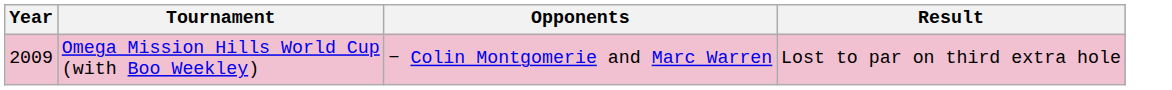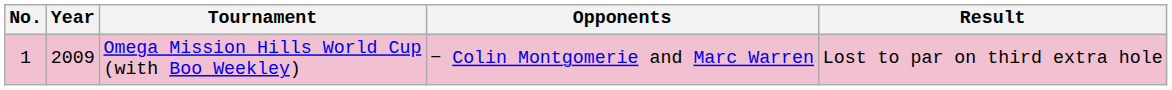+ column: (26, 20)
